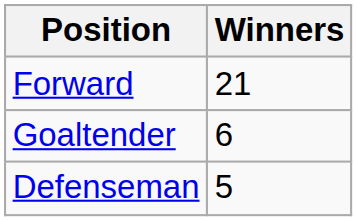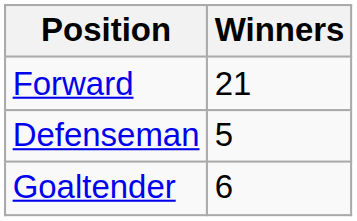rows swapped: (106, 187) <-> (94, 135)
